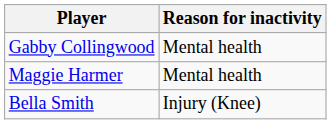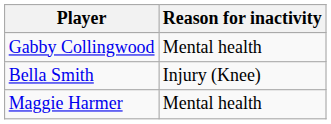rows swapped: (66, 75) <-> (51, 103)
